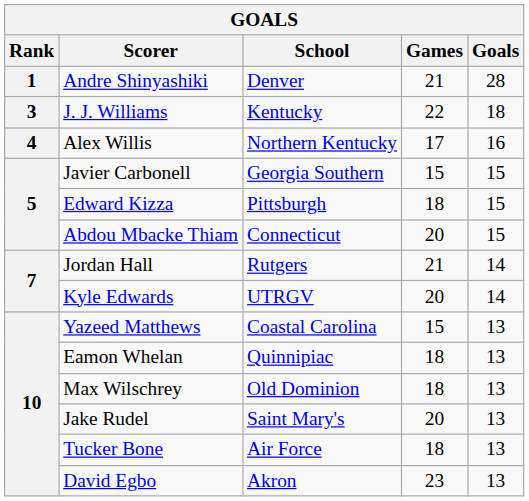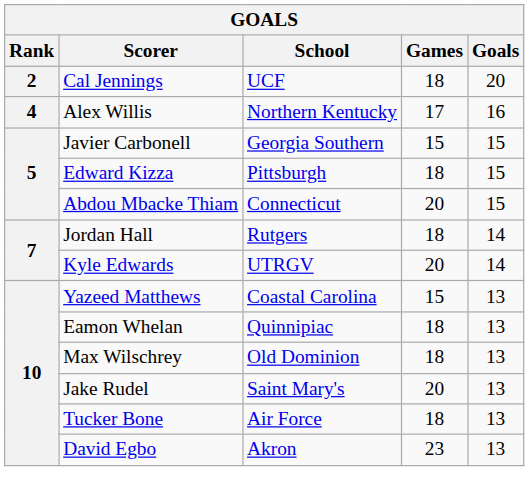- row: (136, 81)
+ row: (113, 81)
- row: (115, 111)
(434, 265) 21 -> (434, 234) 18
